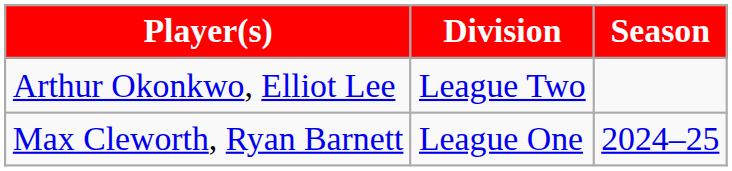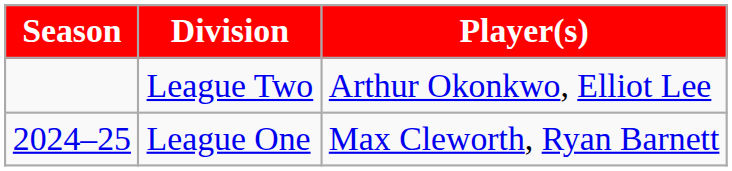columns swapped: (660, 31) <-> (208, 31)
